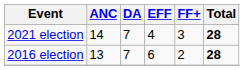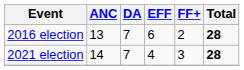rows swapped: (45, 55) <-> (45, 34)
